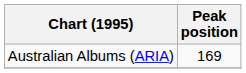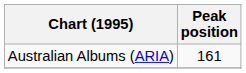(209, 56) 169 -> (209, 56) 161
